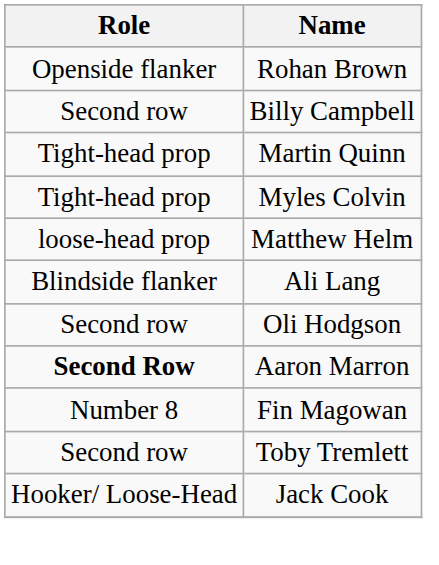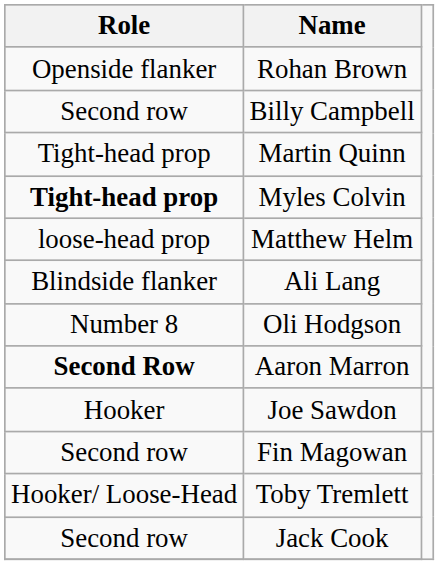(124, 196) normal -> (124, 196) bold
(124, 324) Second row -> (124, 324) Number 8
+ row: (332, 409)
(124, 409) Number 8 -> (124, 452) Second row
(124, 452) Second row -> (124, 494) Hooker/ Loose-Head
(124, 494) Hooker/ Loose-Head -> (124, 537) Second row
